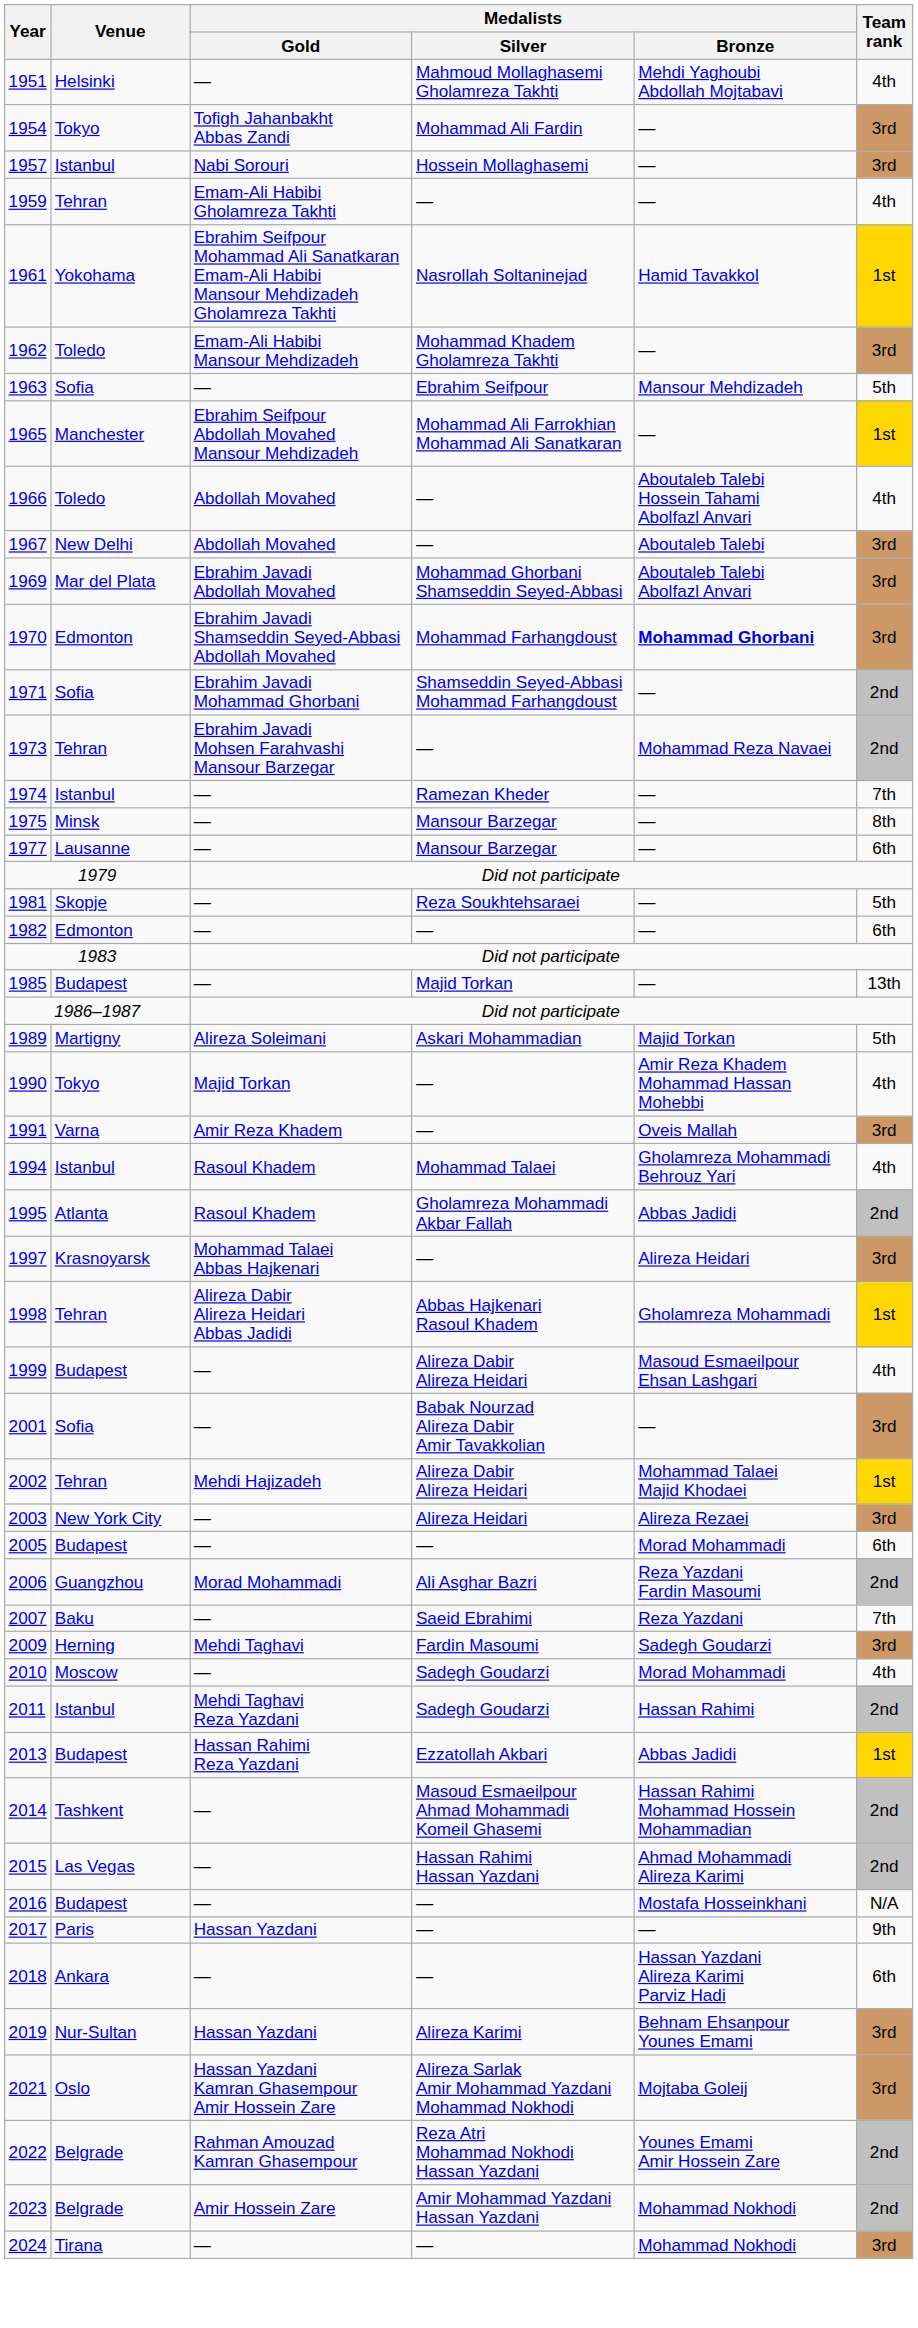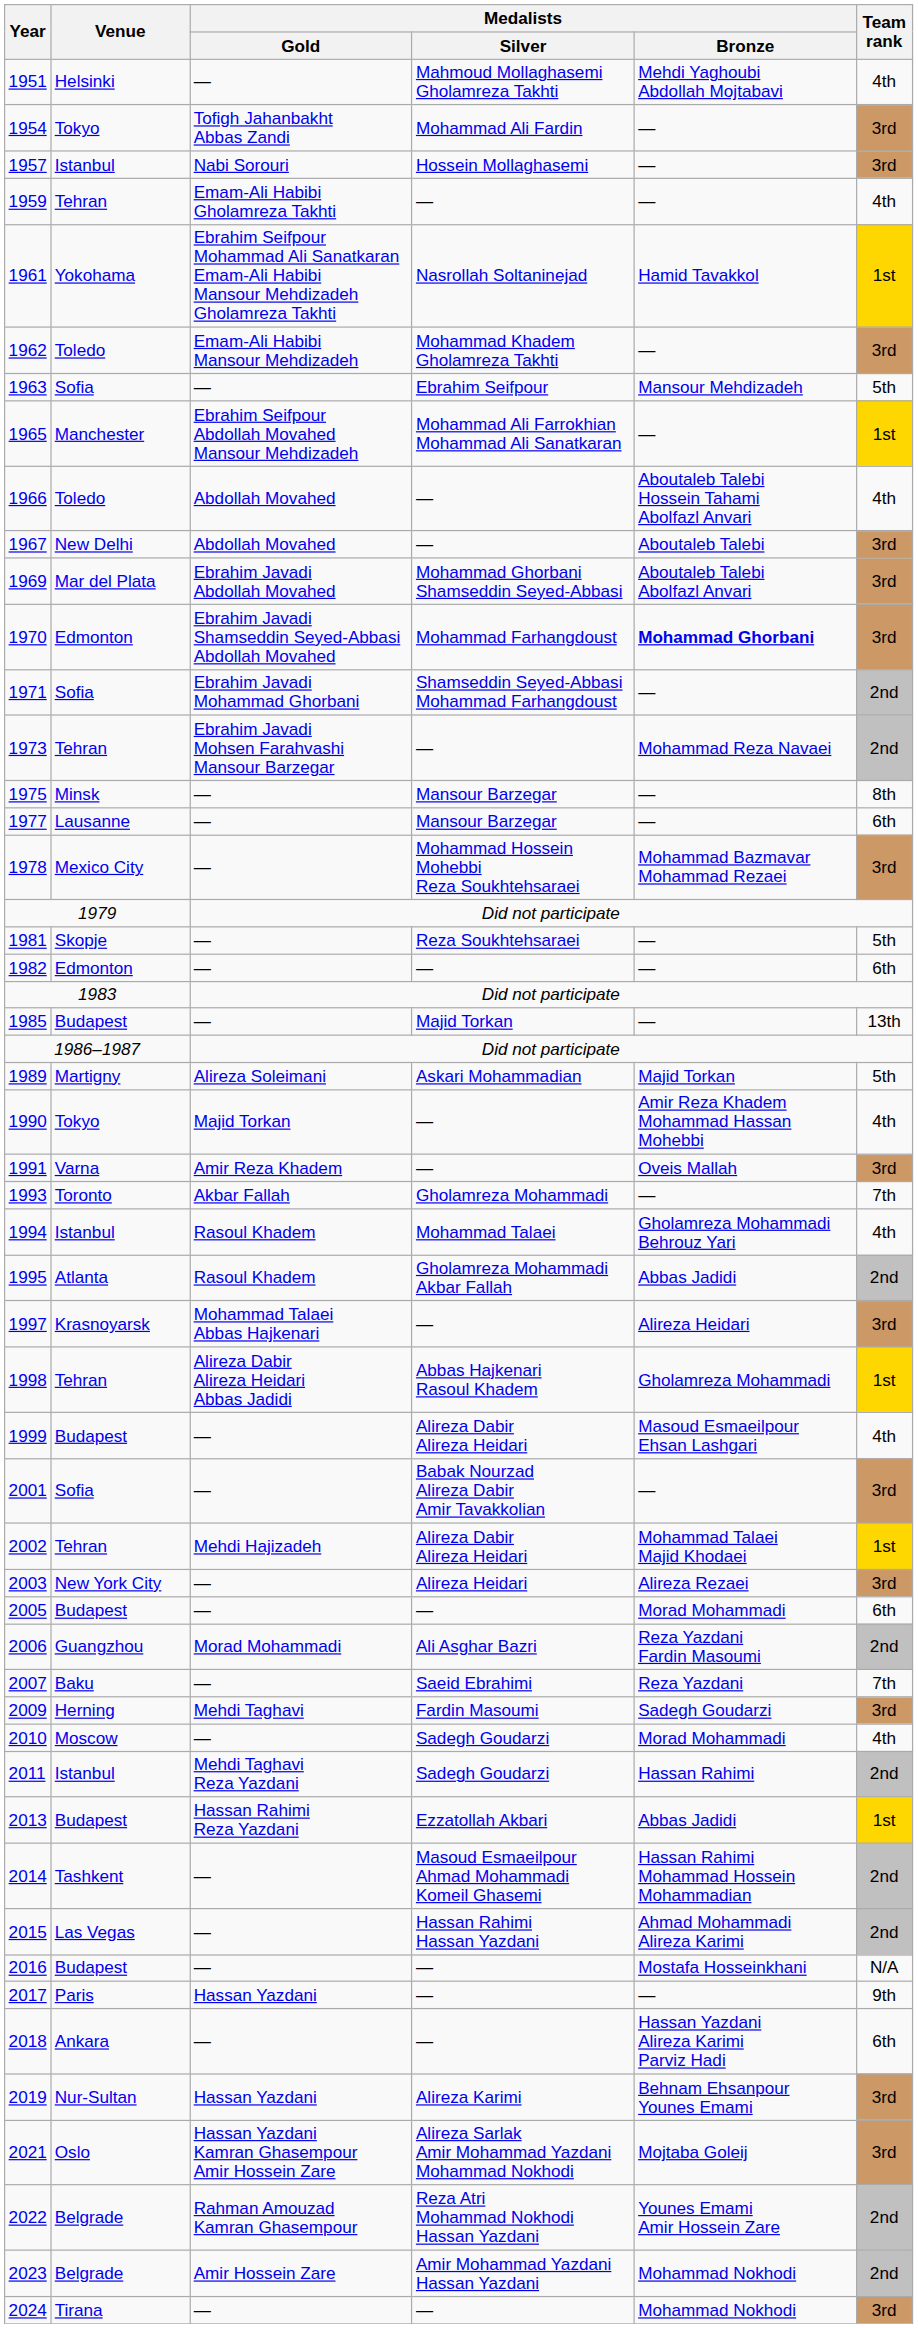- row: (28, 794)
+ row: (28, 868)
+ row: (28, 1195)
